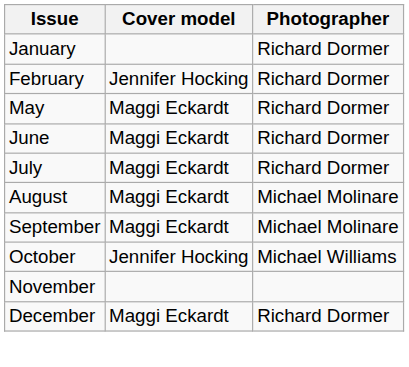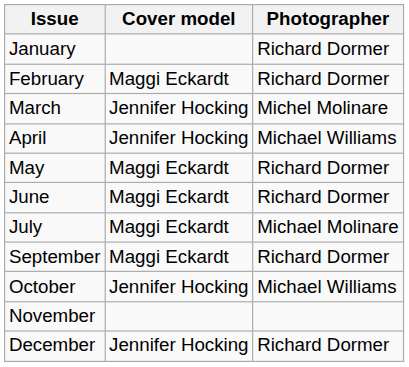(179, 78) Jennifer Hocking -> (169, 78) Maggi Eckardt
+ row: (35, 108)
+ row: (28, 138)
(323, 167) Richard Dormer -> (328, 227) Michael Molinare
- row: (38, 197)
(328, 227) Michael Molinare -> (323, 256) Richard Dormer
(169, 316) Maggi Eckardt -> (179, 345) Jennifer Hocking
